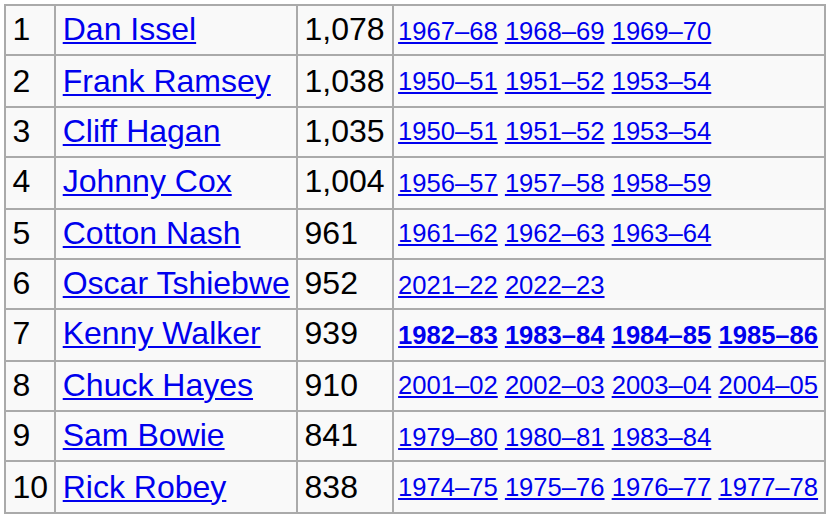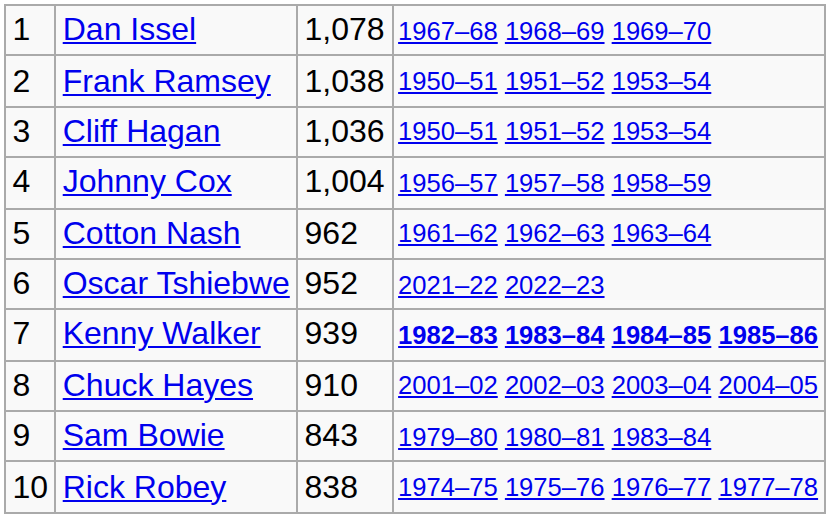(345, 131) 1,035 -> (345, 131) 1,036
(331, 232) 961 -> (331, 232) 962
(331, 435) 841 -> (331, 435) 843
